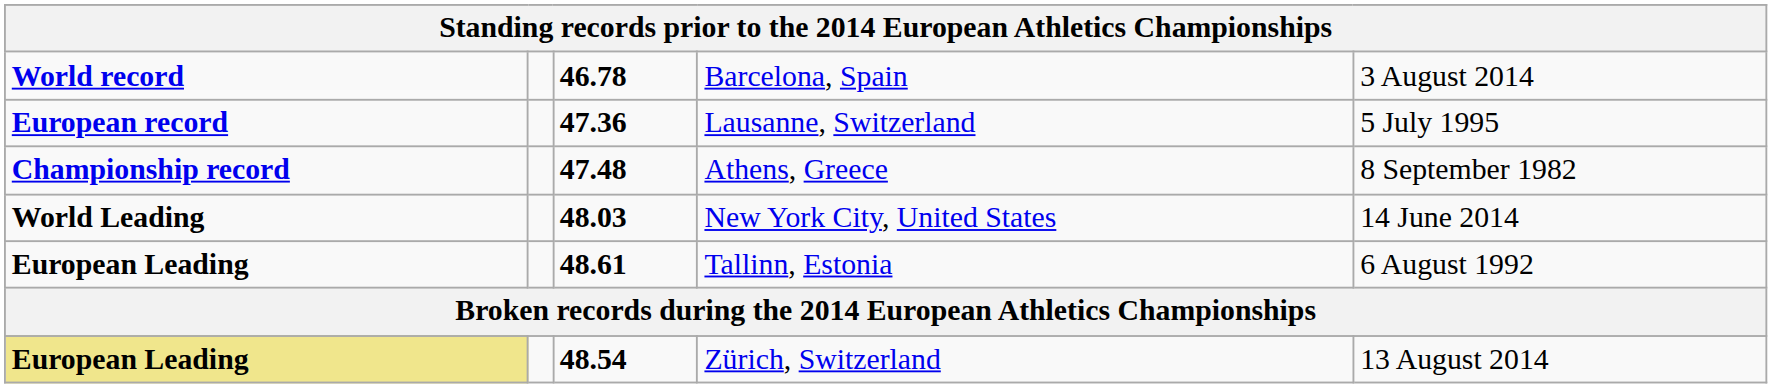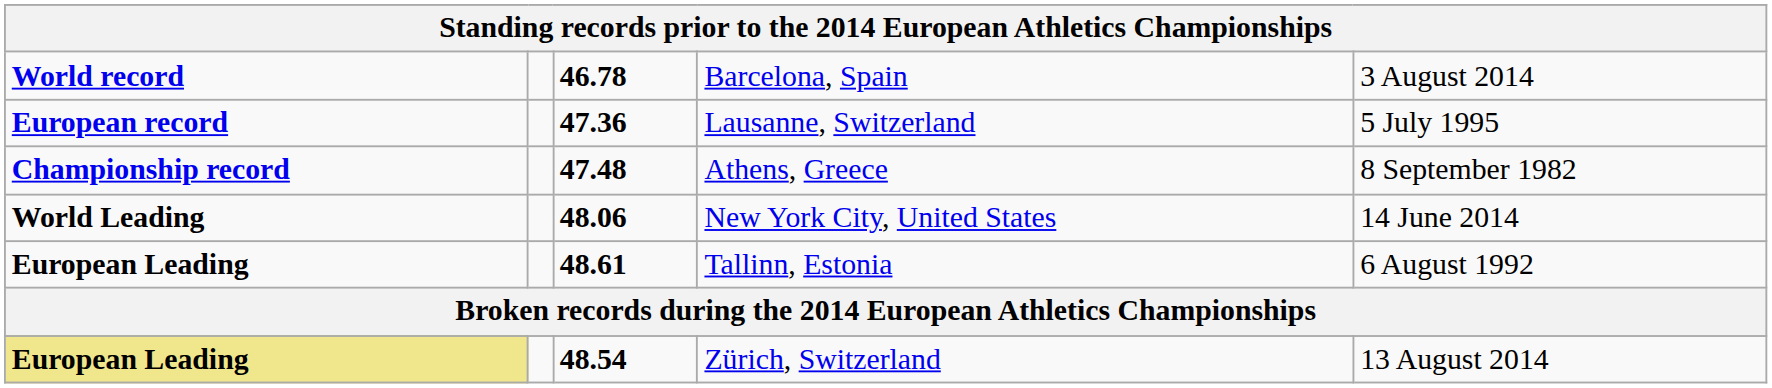(593, 216) 48.03 -> (593, 216) 48.06
